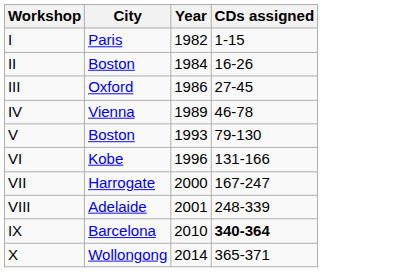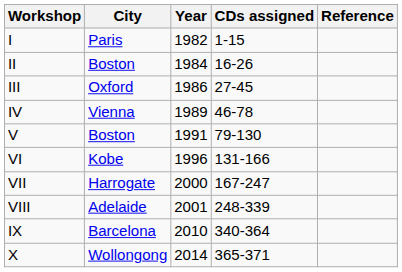+ column: (357, 16)
(191, 135) 1993 -> (191, 135) 1991
(242, 231) bold -> (242, 231) normal
